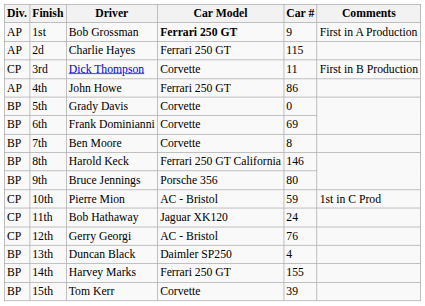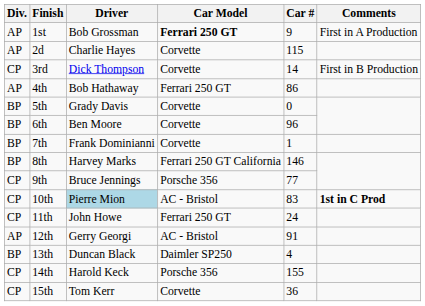(195, 50) Ferrari 250 GT -> (180, 50) Corvette
(292, 69) 11 -> (292, 69) 14
(95, 87) John Howe -> (104, 87) Bob Hathaway
(112, 124) Frank Dominianni -> (95, 124) Ben Moore
(292, 124) 69 -> (292, 124) 96
(95, 143) Ben Moore -> (112, 143) Frank Dominianni
(289, 143) 8 -> (289, 143) 1
(99, 161) Harold Keck -> (102, 161) Harvey Marks
(14, 180) BP -> (14, 180) CP
(292, 180) 80 -> (292, 180) 77
(97, 198) no background -> (97, 198) lightblue background
(292, 198) 59 -> (292, 198) 83
(350, 198) normal -> (353, 198) bold
(104, 217) Bob Hathaway -> (95, 217) John Howe
(194, 217) Jaguar XK120 -> (195, 217) Ferrari 250 GT
(14, 236) CP -> (15, 236) AP
(292, 236) 76 -> (292, 236) 91
(14, 273) BP -> (14, 273) CP
(102, 273) Harvey Marks -> (99, 273) Harold Keck
(195, 273) Ferrari 250 GT -> (189, 273) Porsche 356
(14, 291) BP -> (14, 291) CP
(292, 291) 39 -> (292, 291) 36
